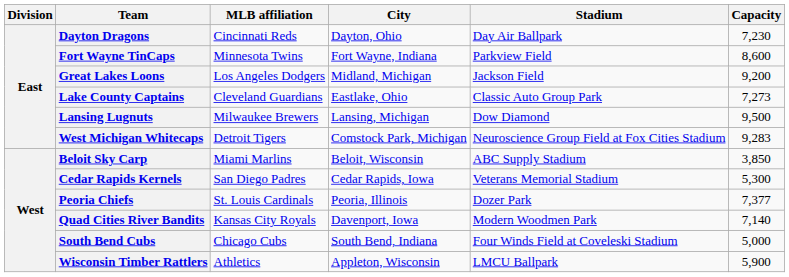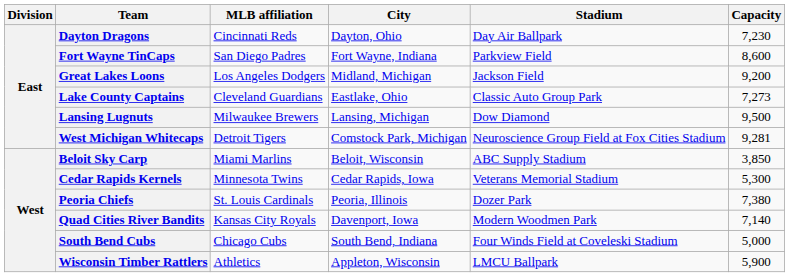(258, 55) Minnesota Twins -> (260, 55) San Diego Padres
(756, 138) 9,283 -> (756, 138) 9,281
(260, 179) San Diego Padres -> (258, 179) Minnesota Twins
(756, 199) 7,377 -> (756, 199) 7,380
